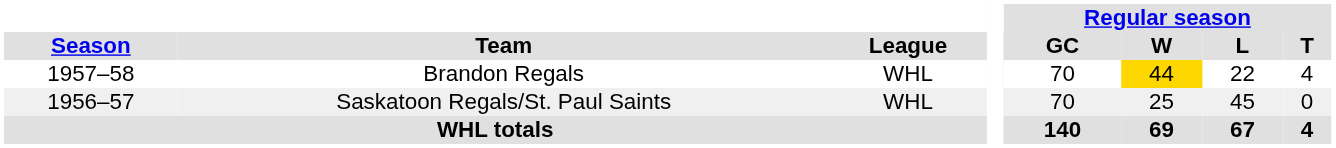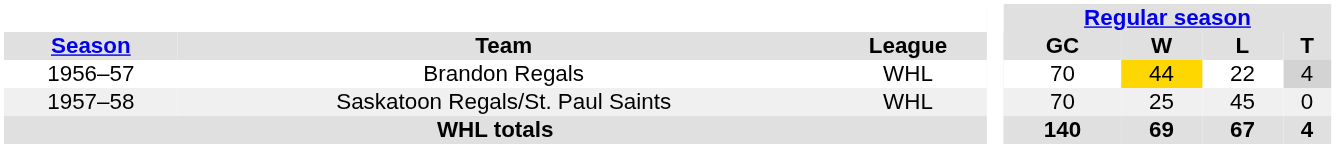(91, 73) 1957–58 -> (91, 73) 1956–57
(1307, 73) no background -> (1307, 73) lightgrey background
(91, 101) 1956–57 -> (91, 101) 1957–58
